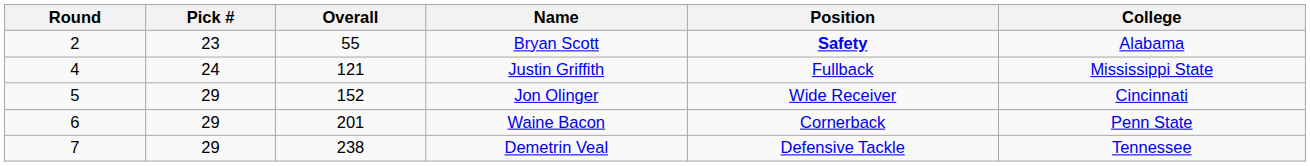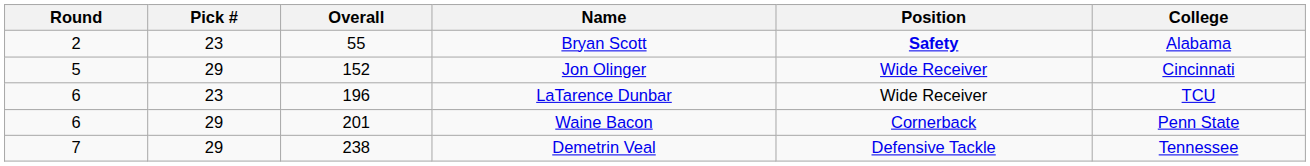- row: (556, 69)
+ row: (604, 95)
